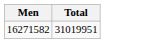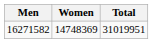+ column: (76, 13)
